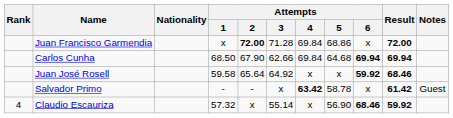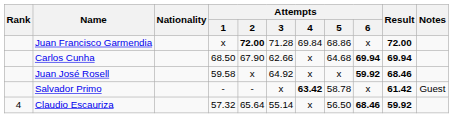(310, 58) 69.84 -> (310, 58) x
(252, 74) 65.64 -> (252, 74) x
(252, 105) x -> (252, 105) 65.64
(339, 105) 56.90 -> (339, 105) 56.50
